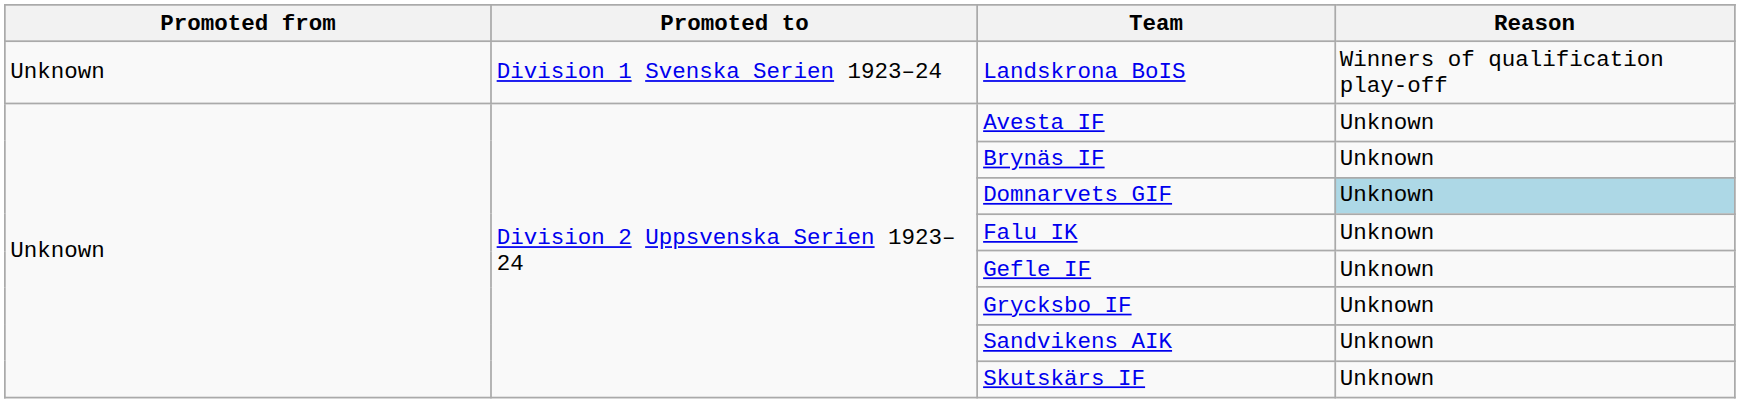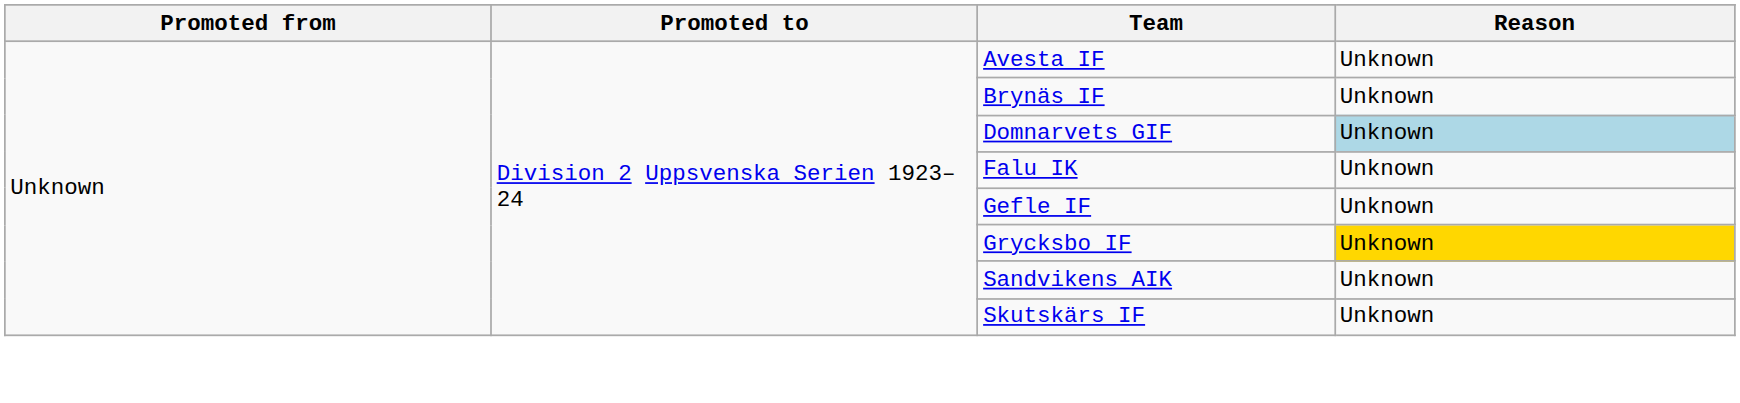- row: (1084, 73)
(1387, 306) no background -> (1387, 243) gold background
